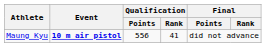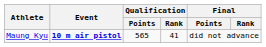(142, 36) 556 -> (142, 36) 565
